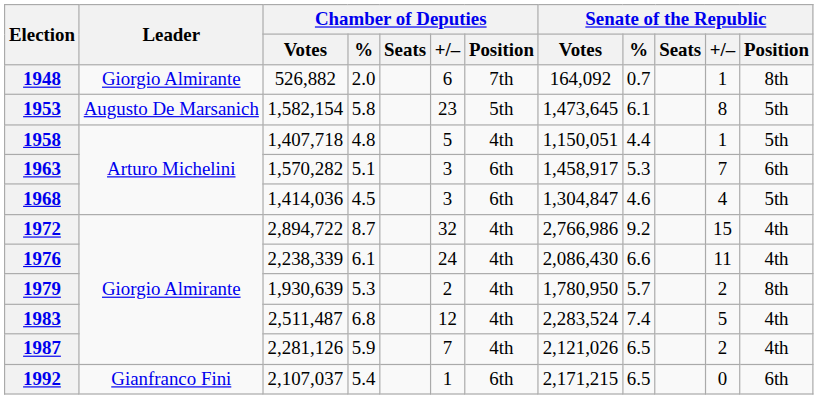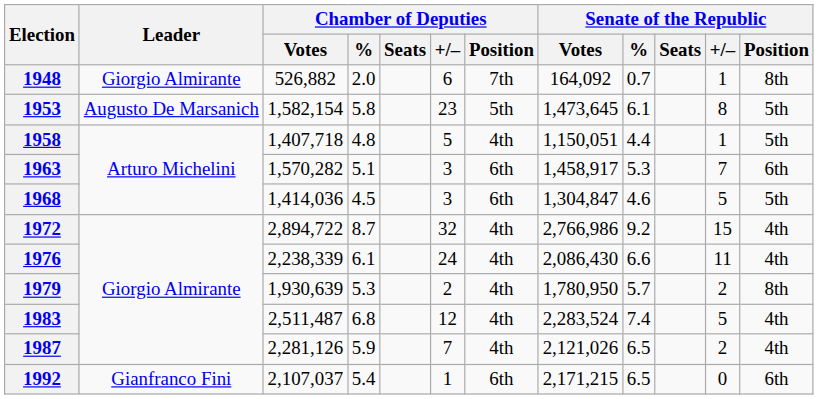(723, 199) 4 -> (723, 199) 5
